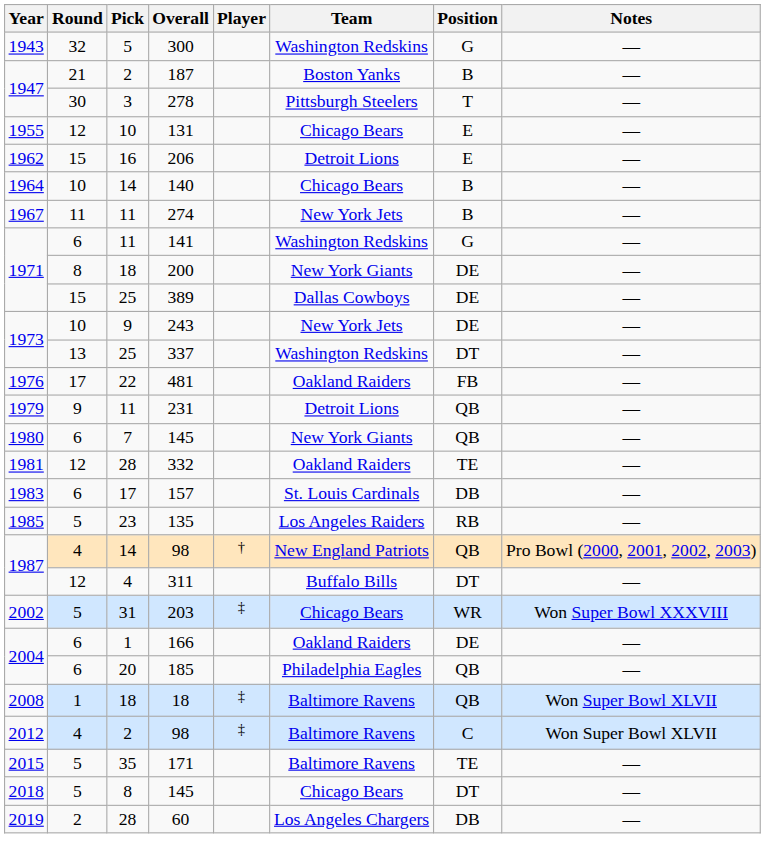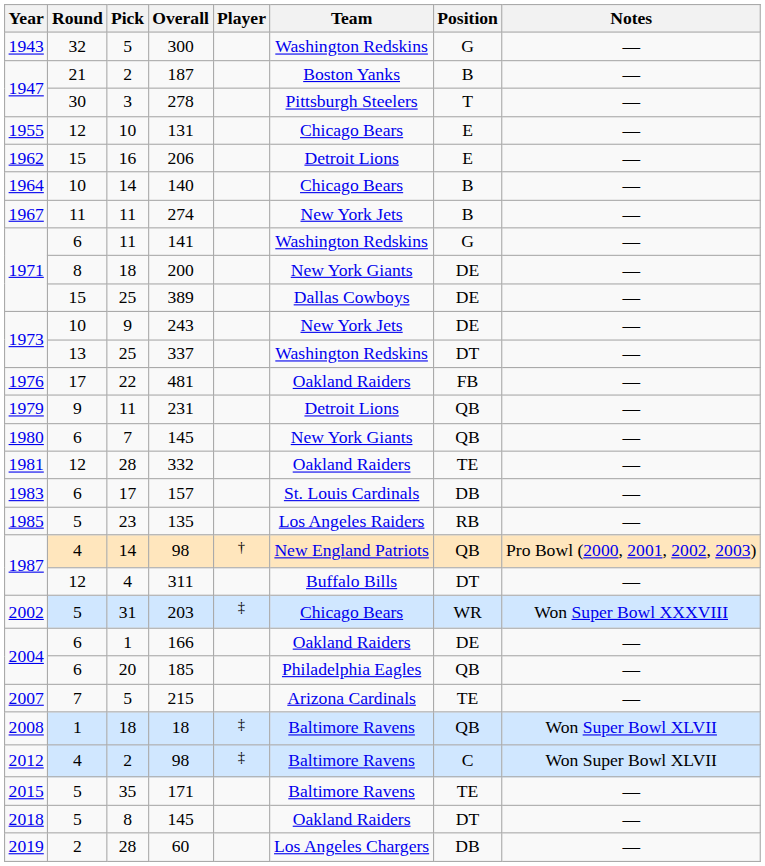+ row: (26, 697)
(352, 791) Chicago Bears -> (352, 819) Oakland Raiders
